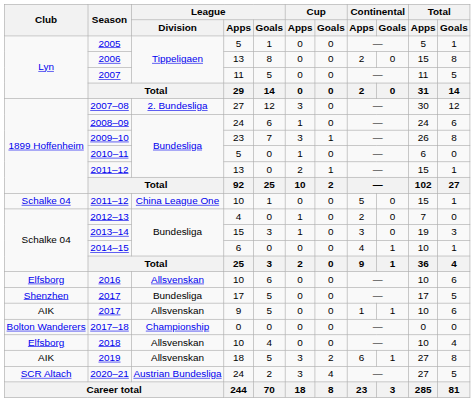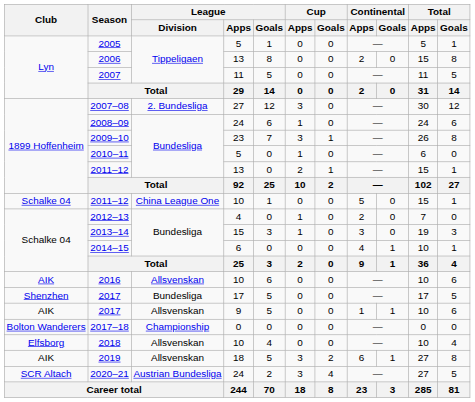(46, 279) Elfsborg -> (46, 279) AIK
